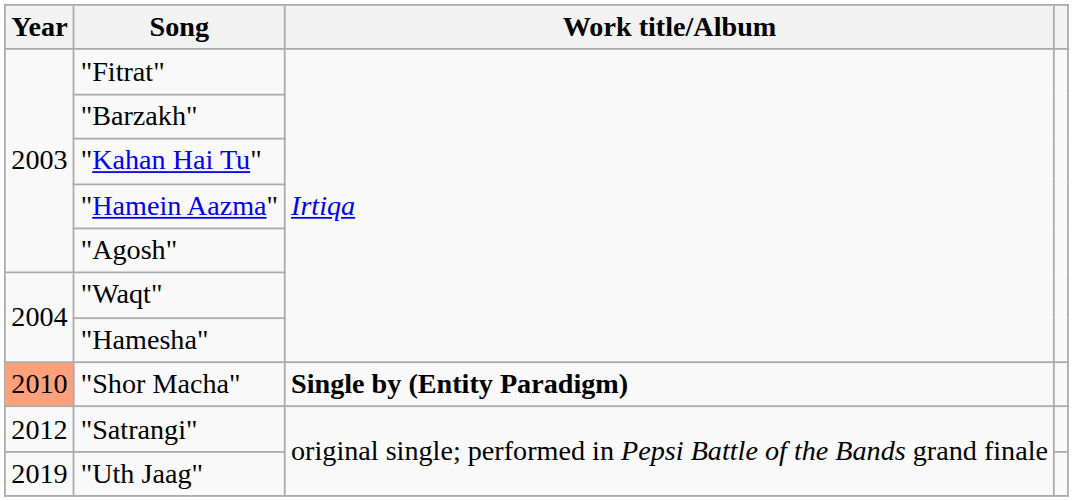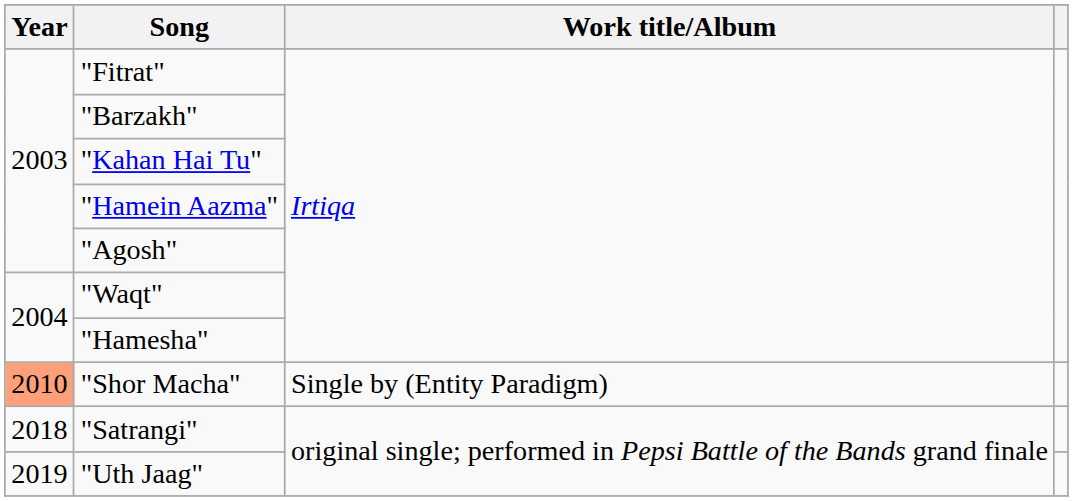(460, 384) bold -> (449, 384) normal
(40, 428) 2012 -> (40, 428) 2018
